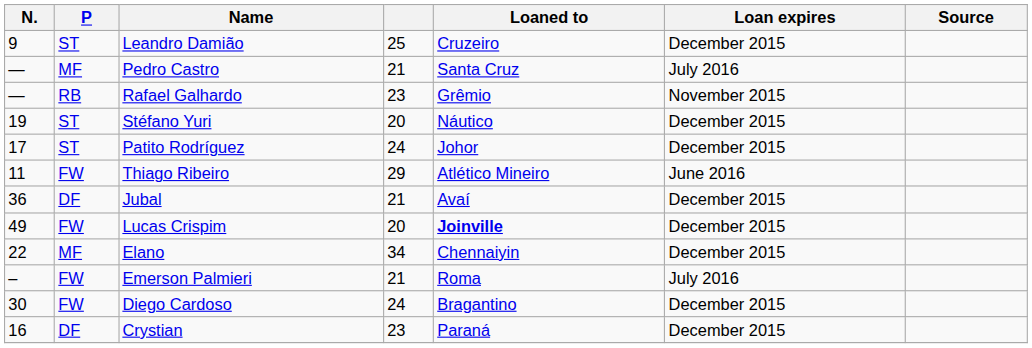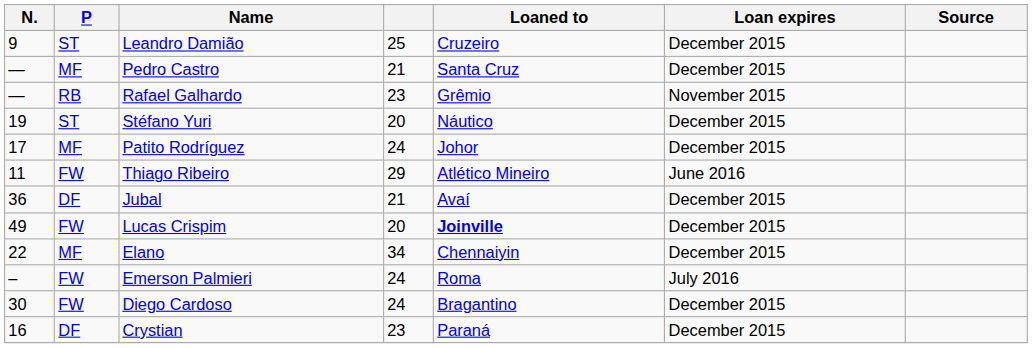(704, 70) July 2016 -> (727, 70) December 2015
(69, 148) ST -> (70, 148) MF
(396, 278) 21 -> (396, 278) 24
